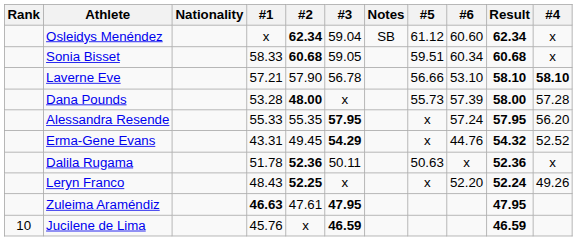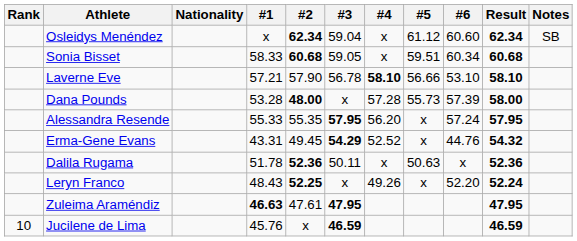columns swapped: (553, 15) <-> (386, 15)
